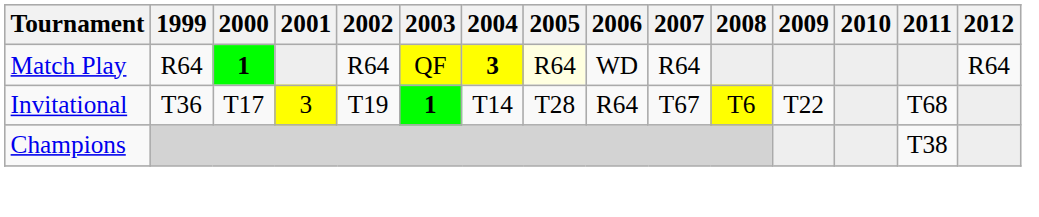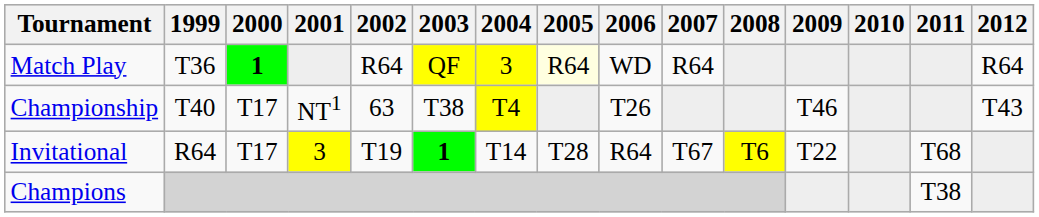(181, 64) R64 -> (195, 64) T36
(493, 64) bold -> (506, 64) normal
+ row: (84, 108)
(181, 104) T36 -> (195, 151) R64
